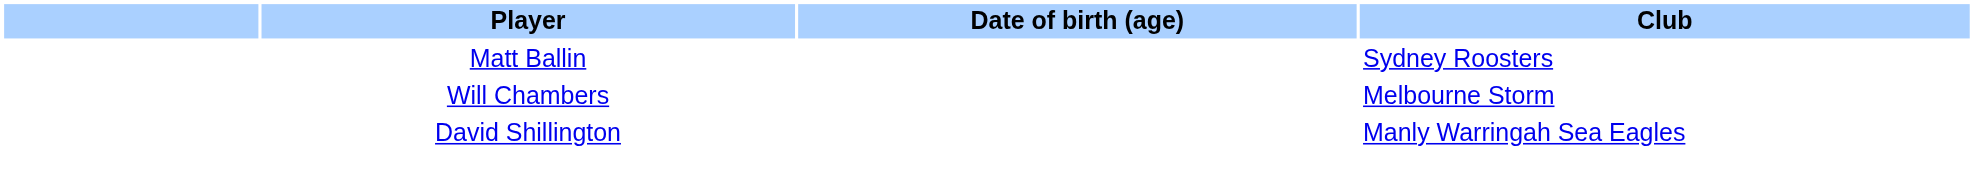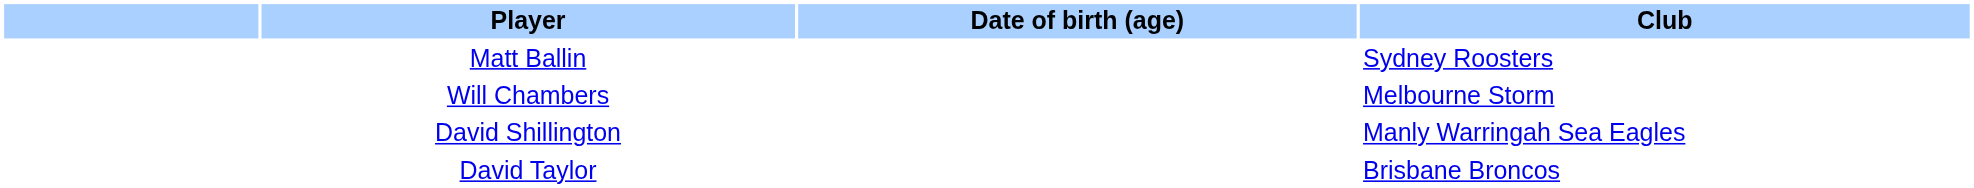+ row: (528, 170)
